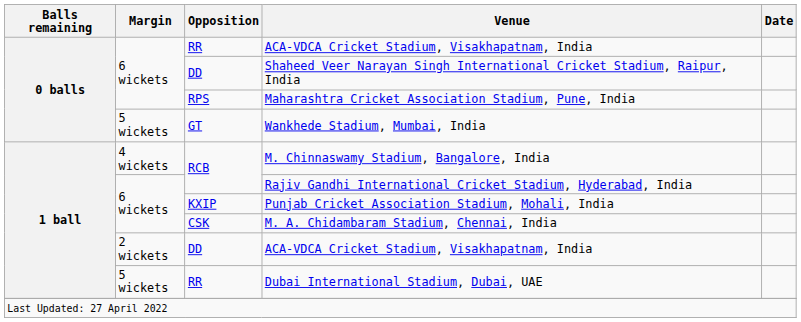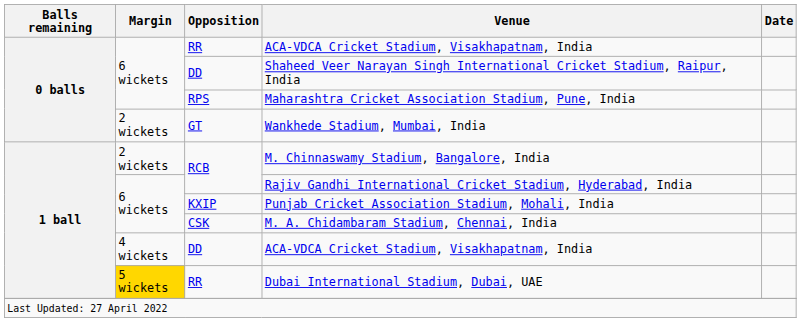(143, 125) 5 wickets -> (143, 125) 2 wickets
(143, 158) 4 wickets -> (143, 158) 2 wickets
(143, 249) 2 wickets -> (143, 249) 4 wickets
(143, 282) no background -> (143, 282) gold background
